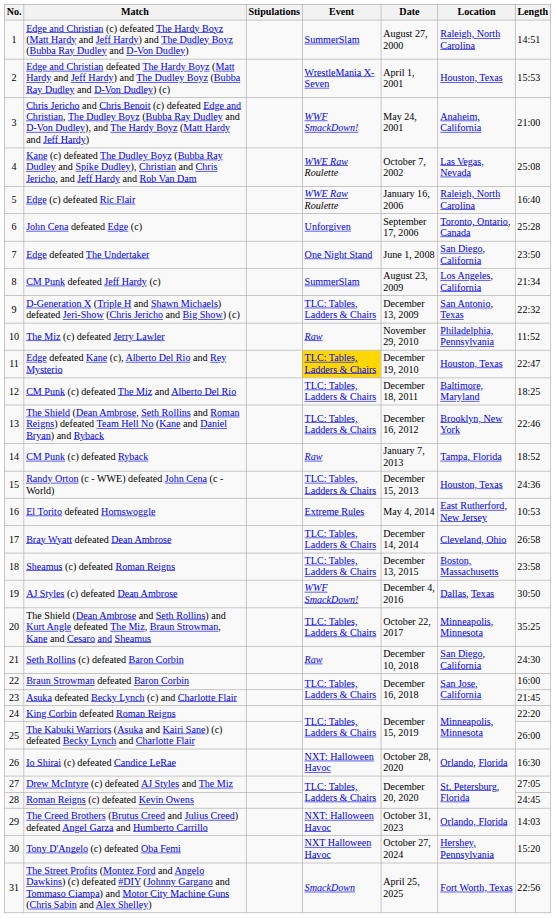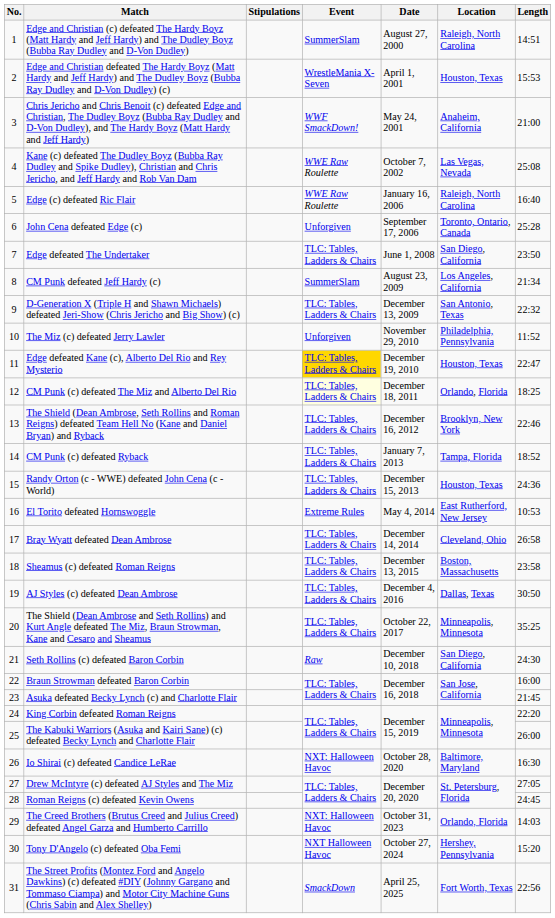(338, 254) One Night Stand -> (340, 254) TLC: Tables, Ladders & Chairs
(314, 336) Raw -> (328, 336) Unforgiven
(340, 391) no background -> (340, 391) lightyellow background
(462, 391) Baltimore, Maryland -> (474, 391) Orlando, Florida
(314, 457) Raw -> (340, 457) TLC: Tables, Ladders & Chairs
(331, 594) WWF SmackDown! -> (340, 594) TLC: Tables, Ladders & Chairs
(474, 762) Orlando, Florida -> (462, 762) Baltimore, Maryland
